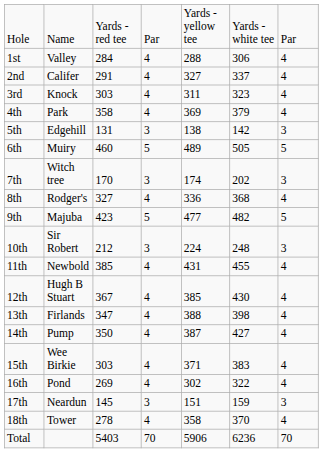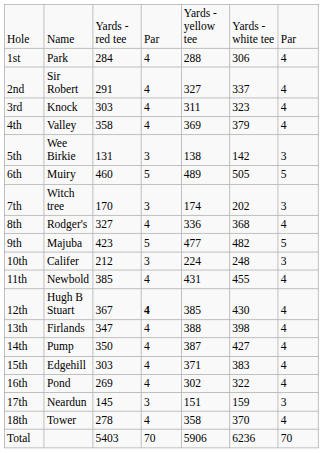(62, 57) Valley -> (57, 57) Park
(63, 76) Califer -> (63, 82) Sir Robert
(57, 112) Park -> (62, 125) Valley
(66, 130) Edgehill -> (61, 150) Wee Birkie
(63, 241) Sir Robert -> (63, 261) Califer
(147, 297) normal -> (147, 310) bold
(61, 358) Wee Birkie -> (66, 365) Edgehill
